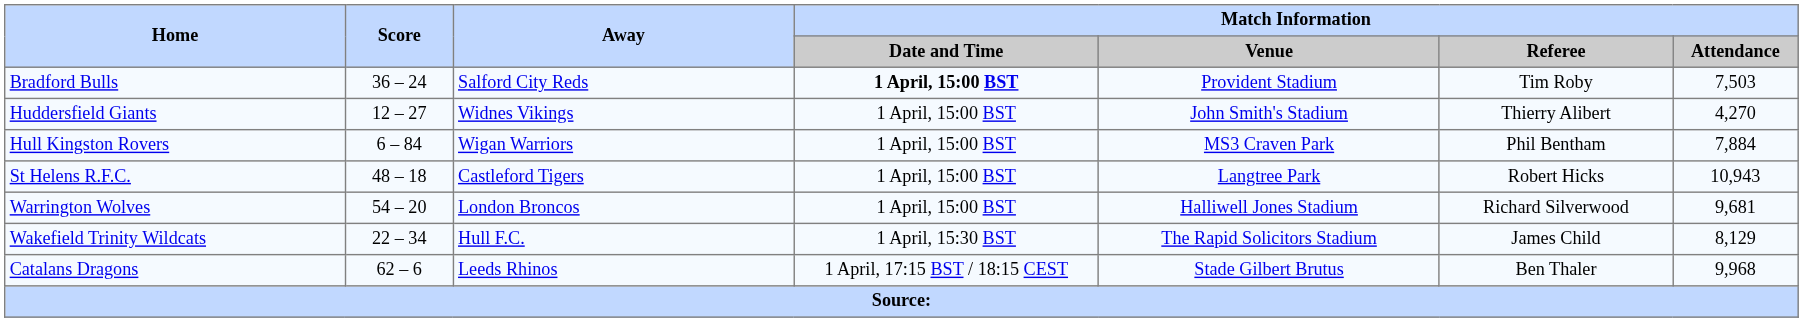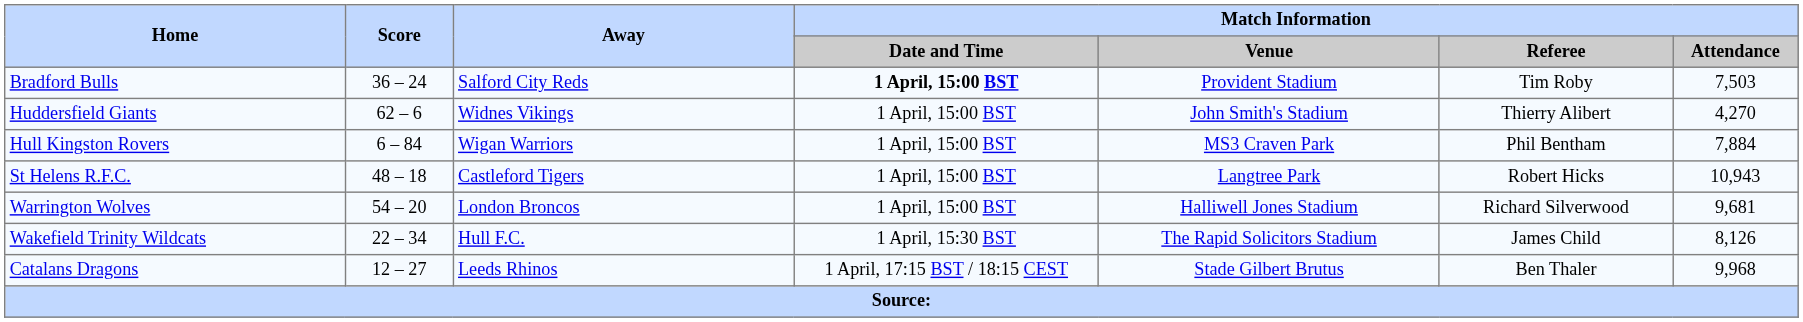(399, 113) 12 – 27 -> (399, 113) 62 – 6
(1735, 238) 8,129 -> (1735, 238) 8,126
(399, 270) 62 – 6 -> (399, 270) 12 – 27
